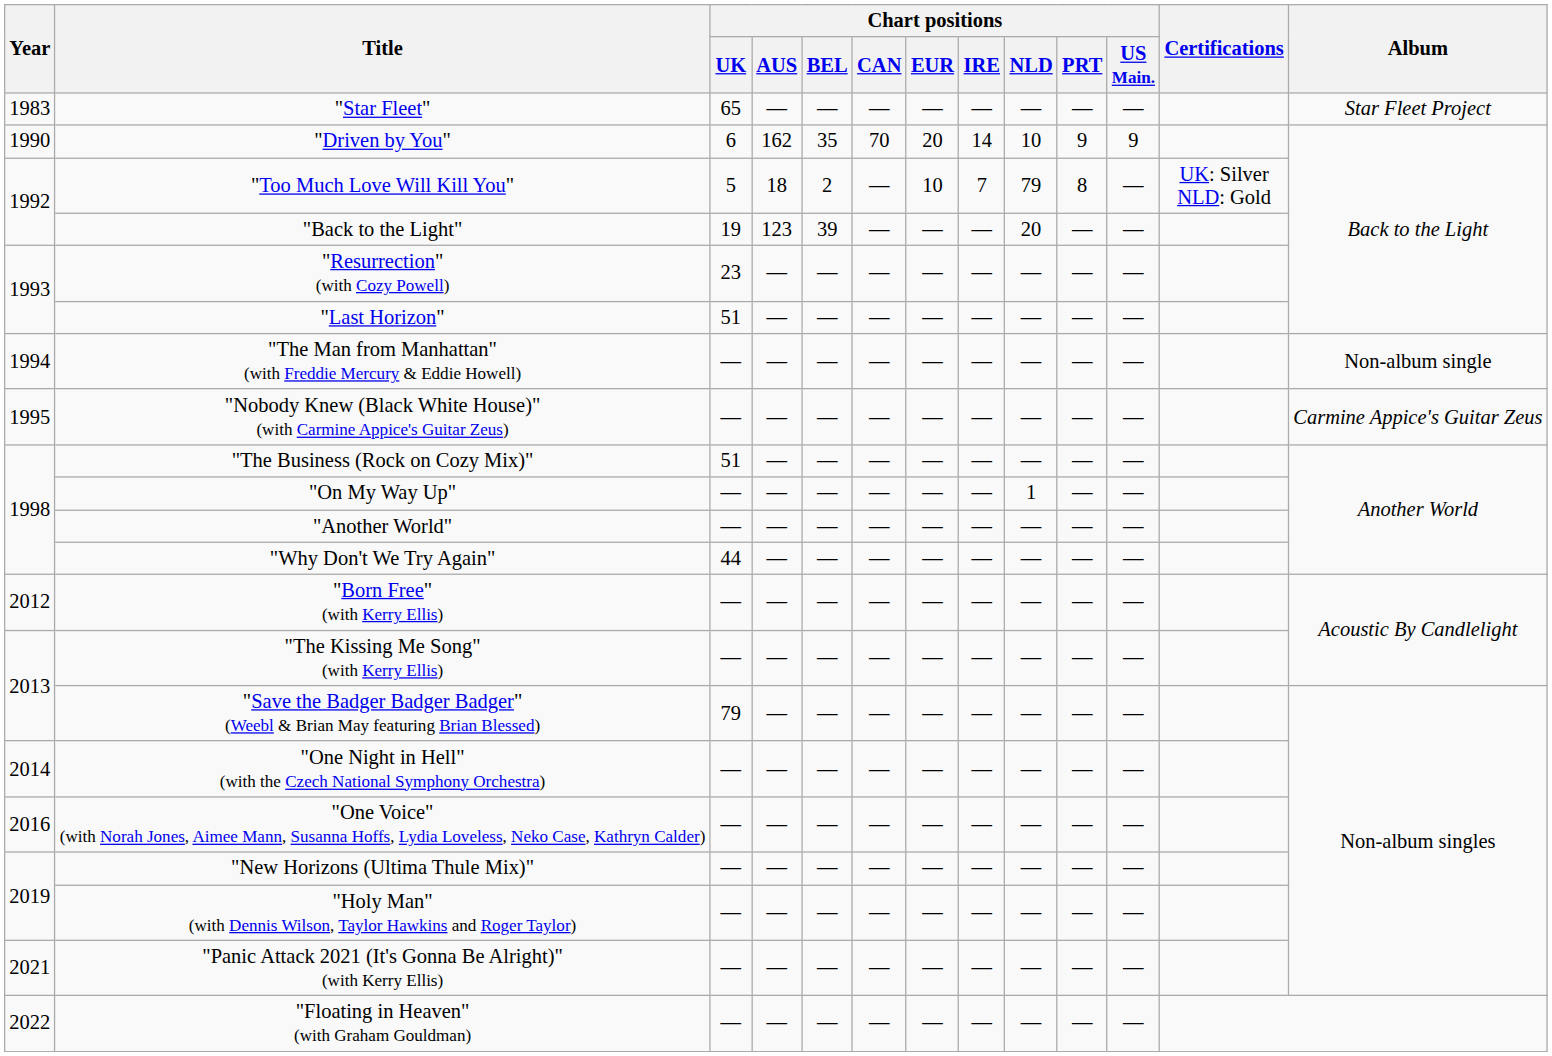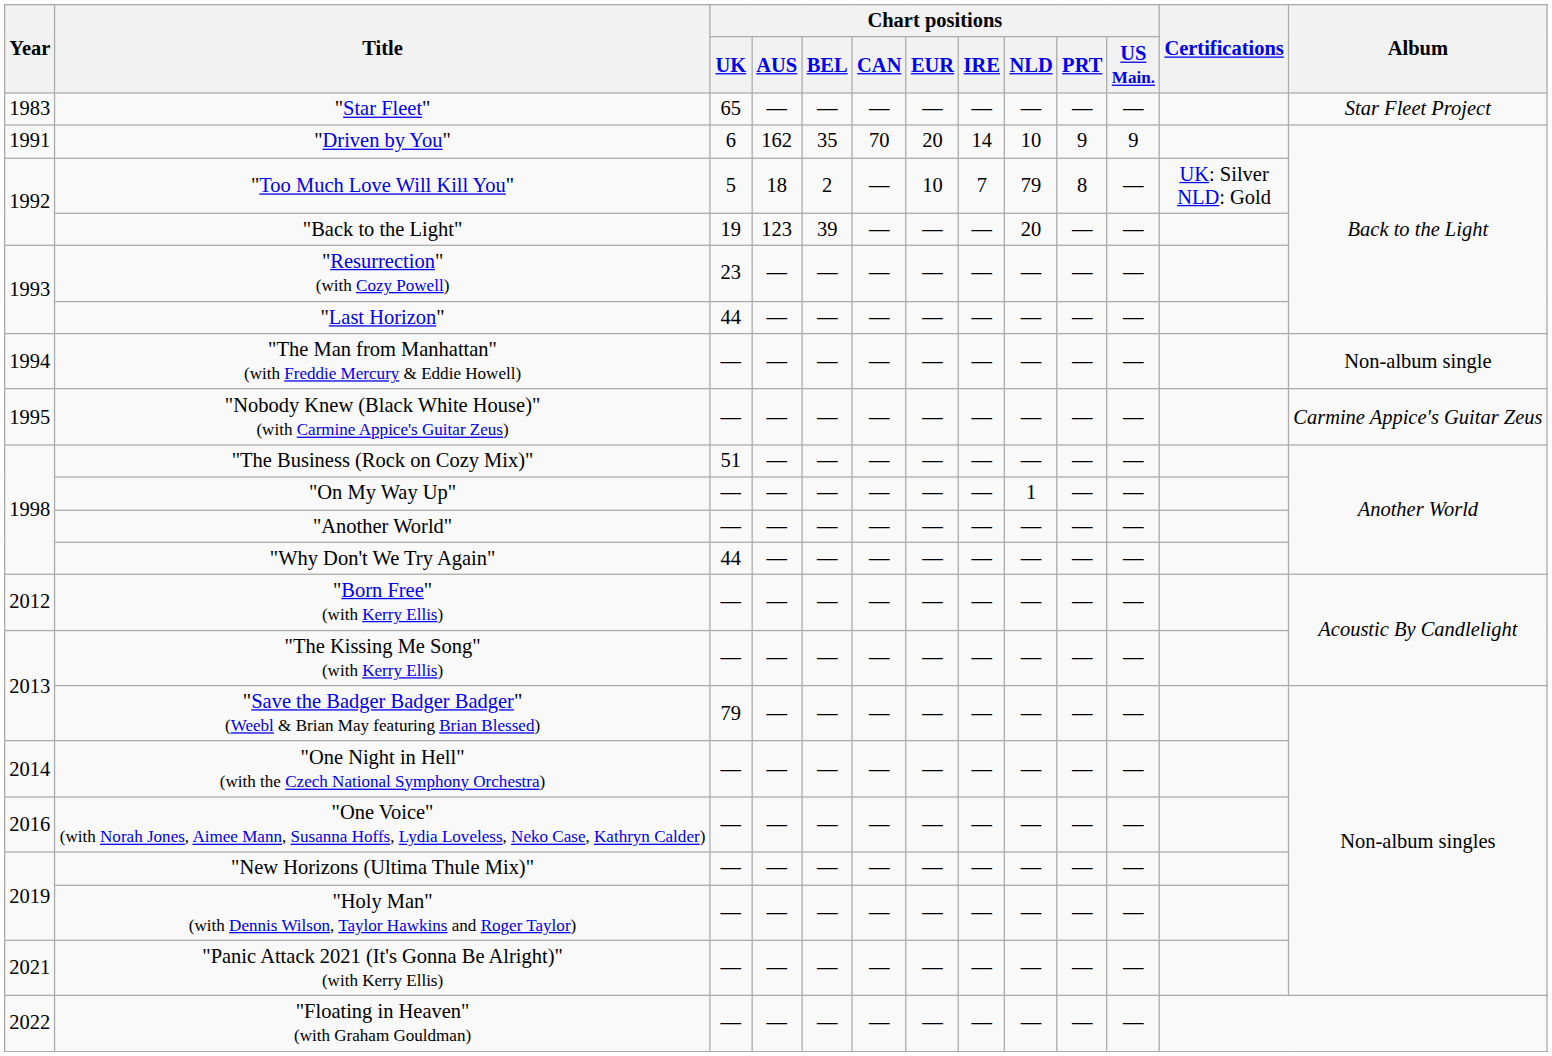(30, 141) 1990 -> (30, 141) 1991
(731, 317) 51 -> (731, 317) 44
